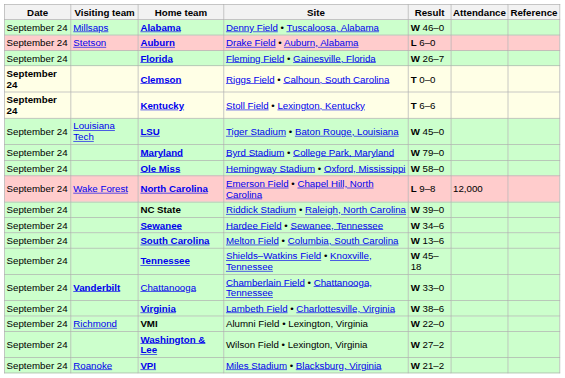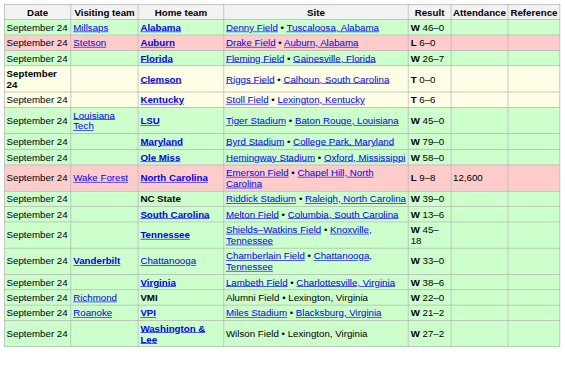(32, 106) bold -> (37, 100) normal
(468, 189) 12,000 -> (468, 178) 12,600
- row: (161, 225)
rows swapped: (148, 366) <-> (173, 345)
